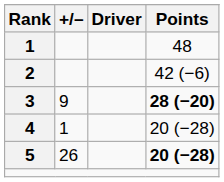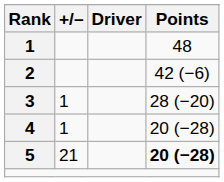(64, 101) 9 -> (64, 101) 1
(182, 101) bold -> (182, 101) normal
(69, 156) 26 -> (69, 156) 21
